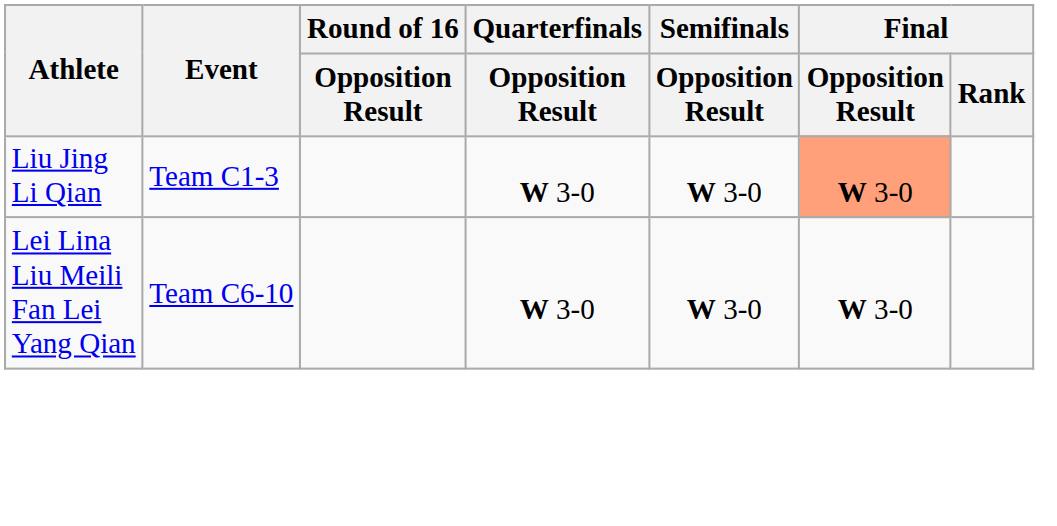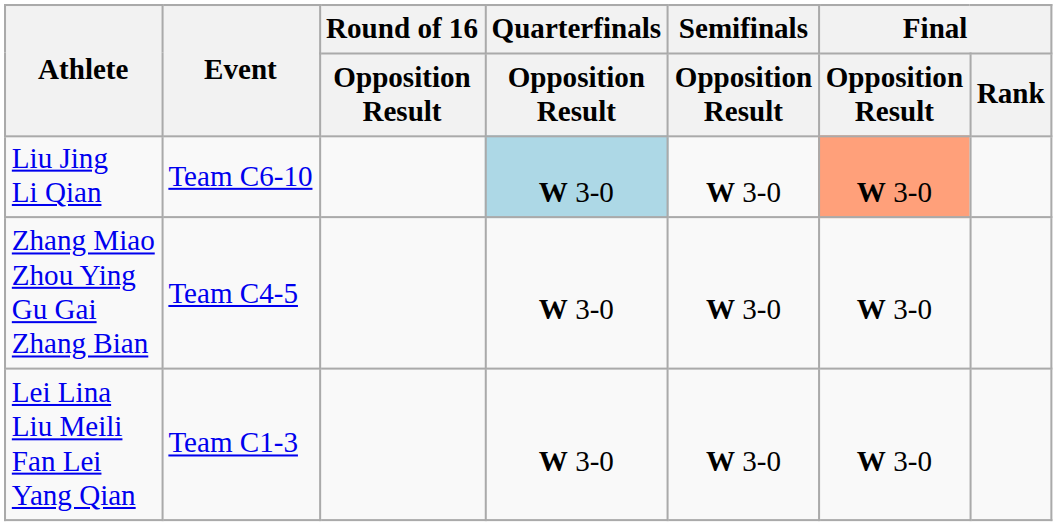(214, 176) Team C1-3 -> (240, 176) Team C6-10
(557, 193) no background -> (576, 193) lightblue background
+ row: (83, 292)
(221, 292) Team C6-10 -> (233, 443) Team C1-3
